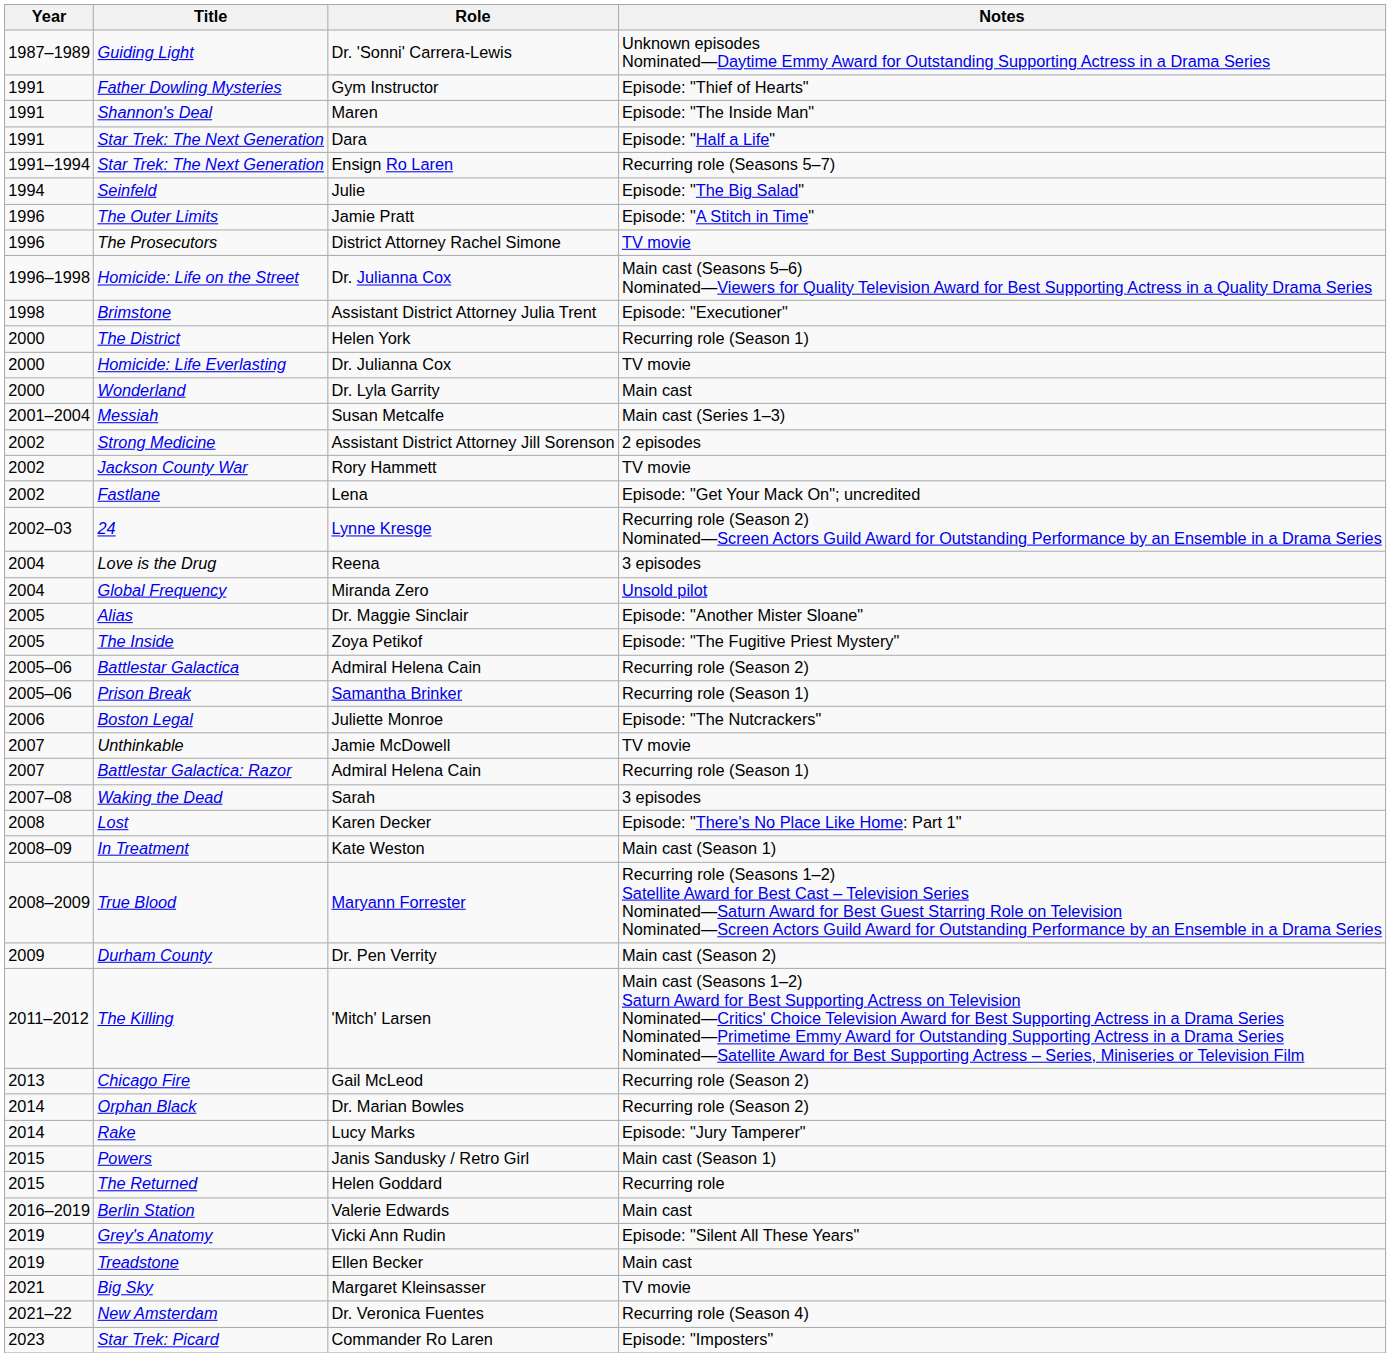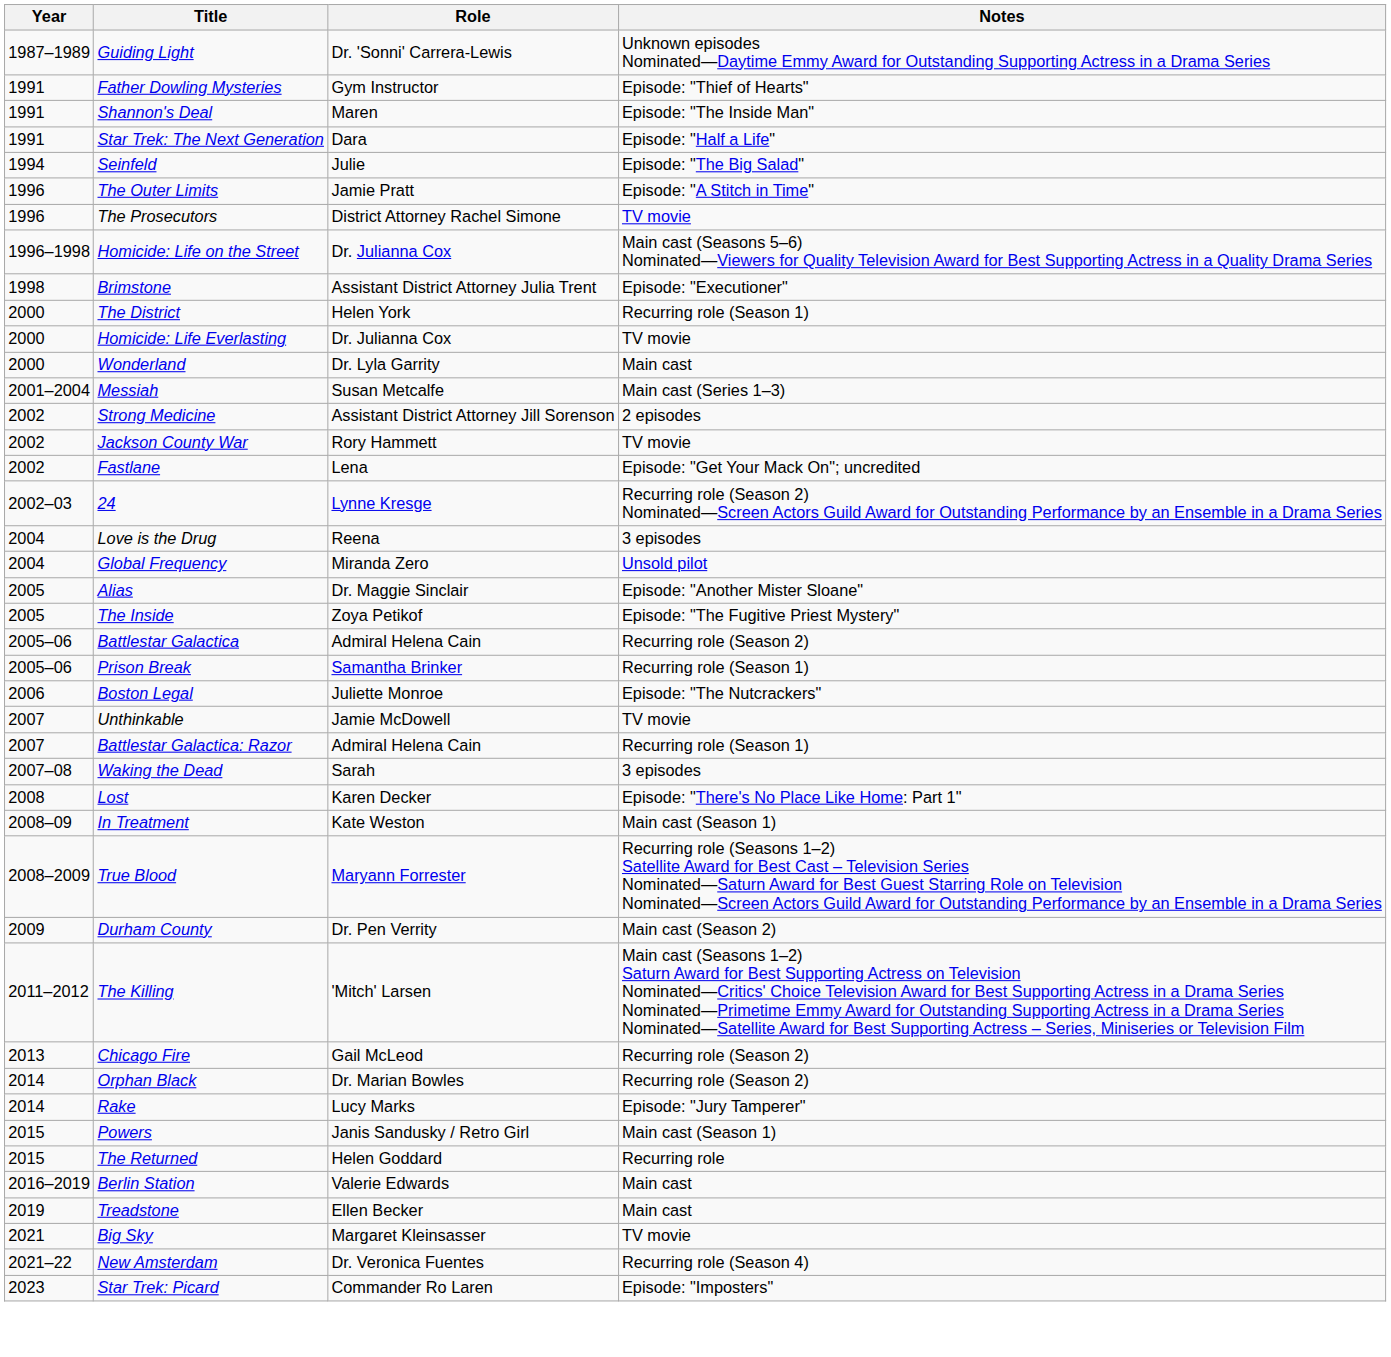- row: (211, 165)
- row: (155, 1236)
